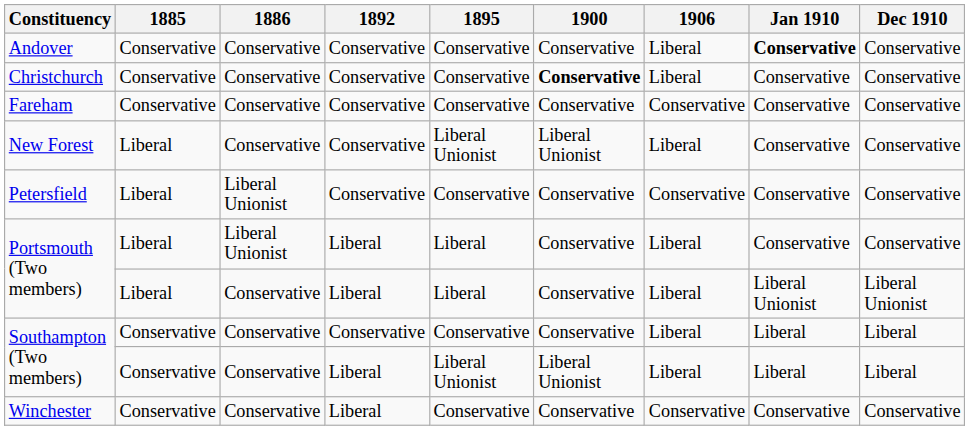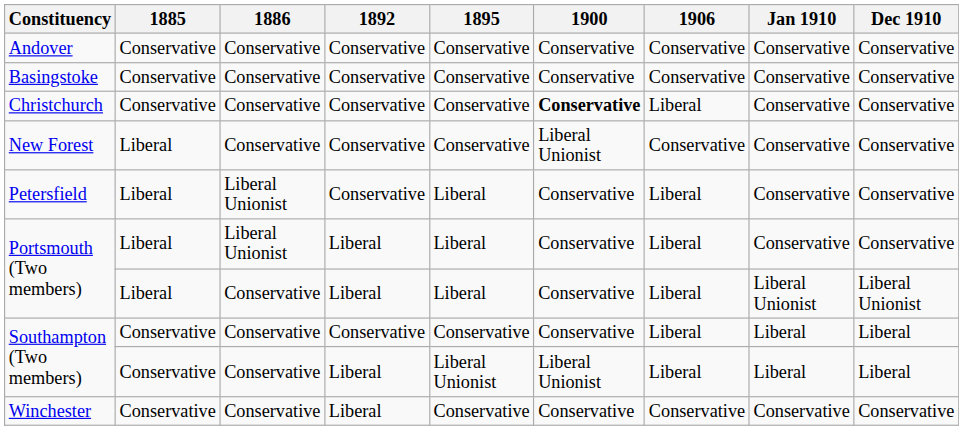(675, 47) Liberal -> (697, 47) Conservative
(805, 47) bold -> (802, 47) normal
+ row: (53, 76)
- row: (41, 105)
(465, 144) Liberal Unionist -> (482, 144) Conservative
(675, 144) Liberal -> (697, 144) Conservative
(482, 194) Conservative -> (460, 194) Liberal
(697, 194) Conservative -> (675, 194) Liberal
